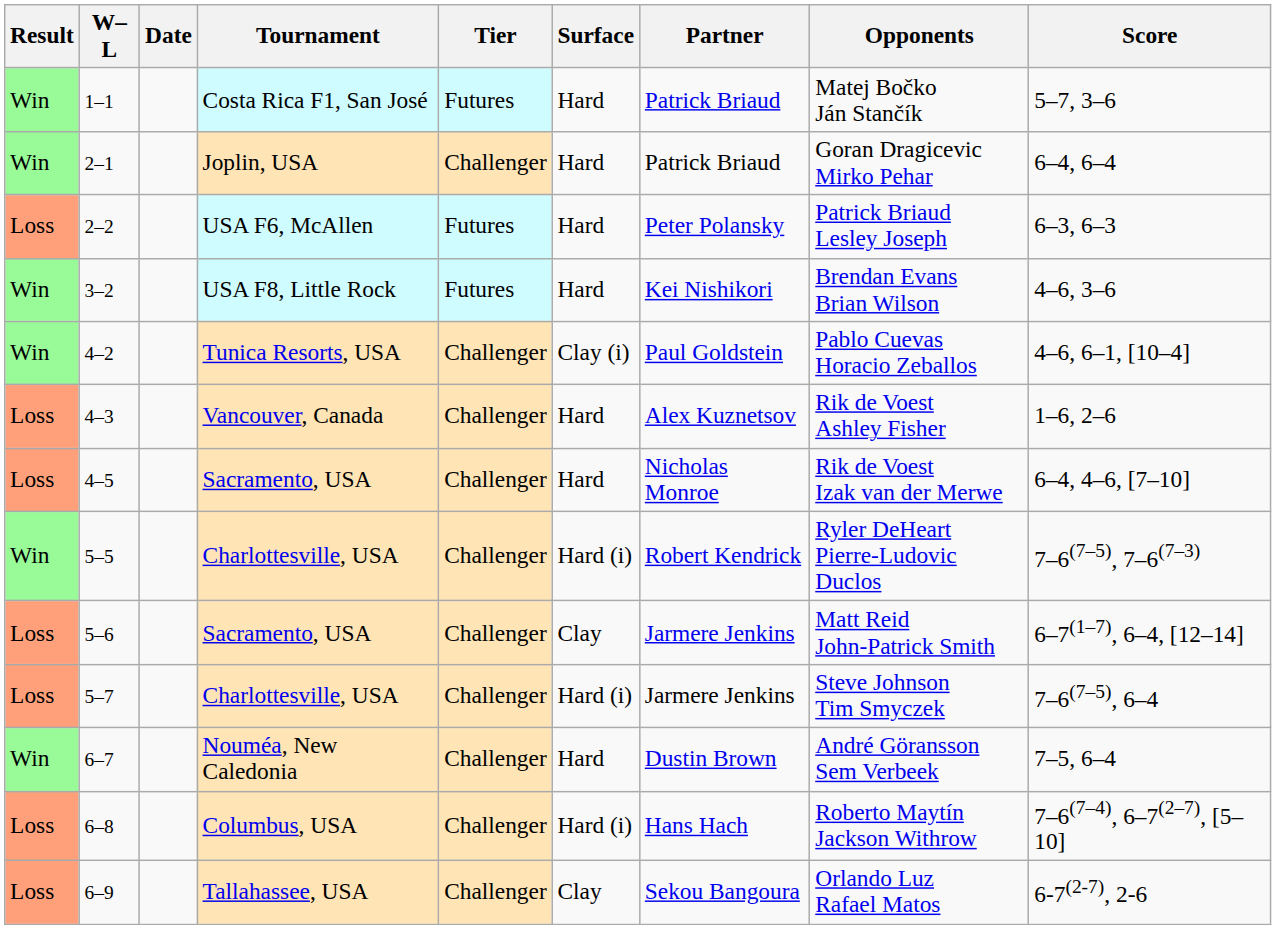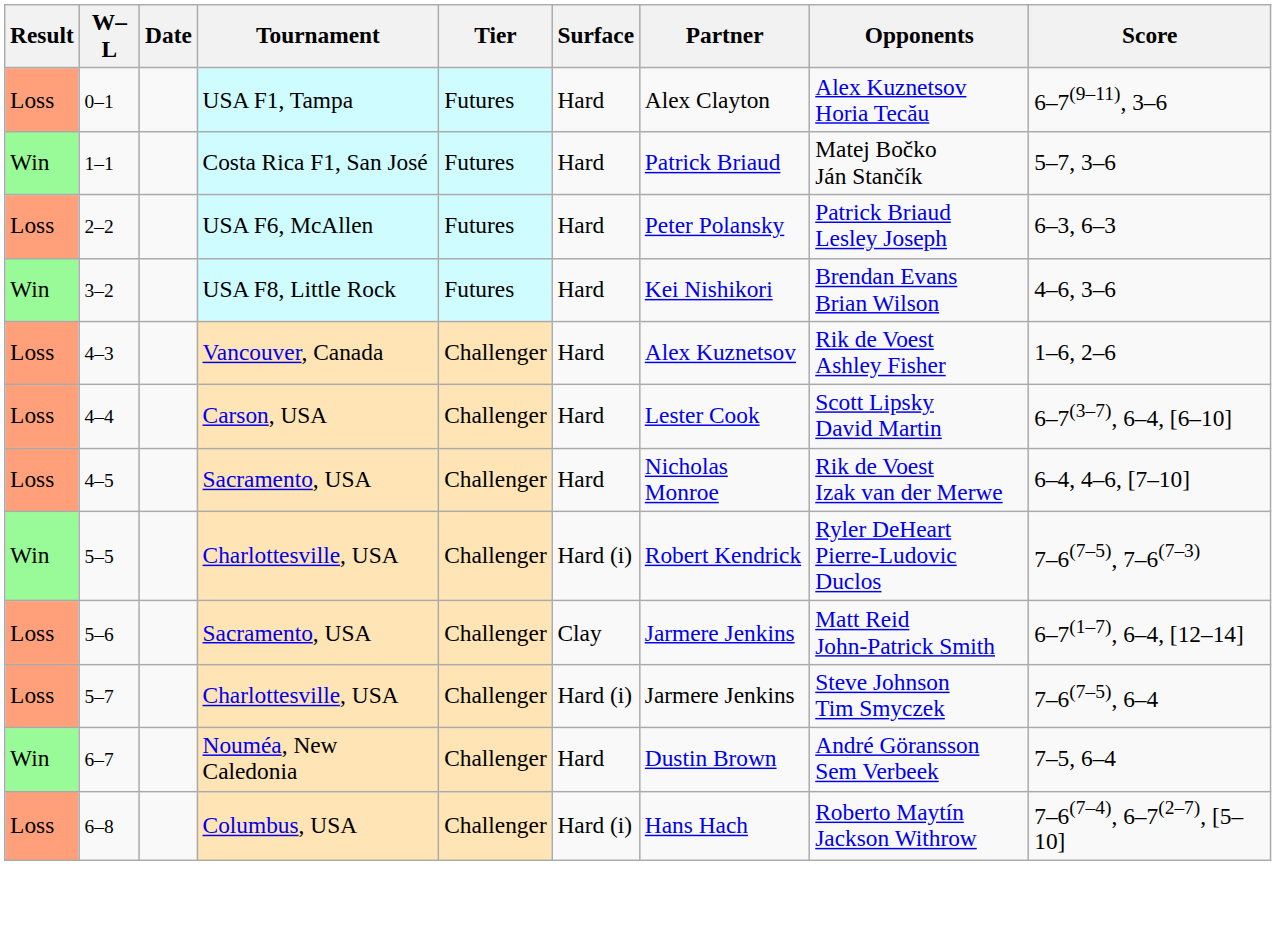+ row: (99, 100)
- row: (99, 164)
- row: (99, 354)
+ row: (99, 417)
- row: (99, 893)
